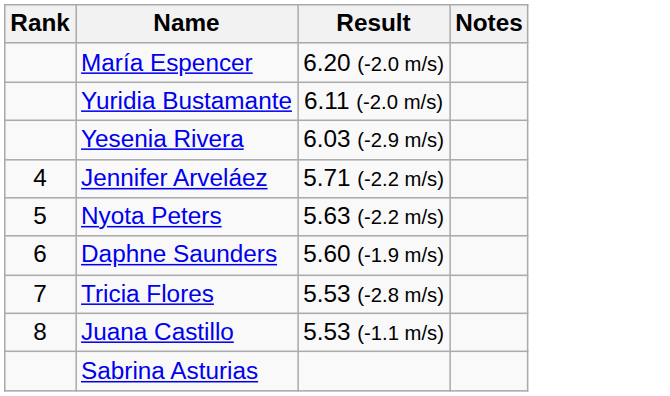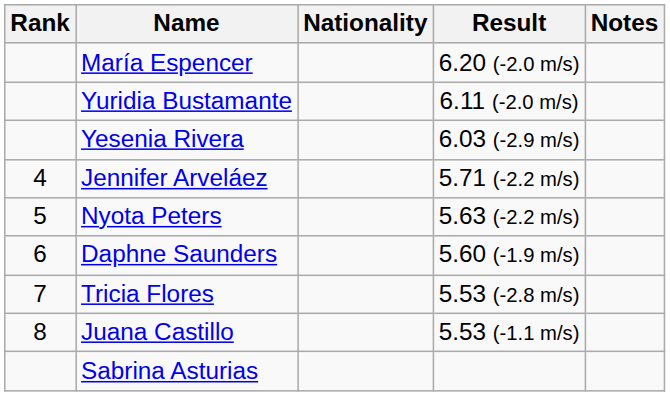+ column: (365, 23)
